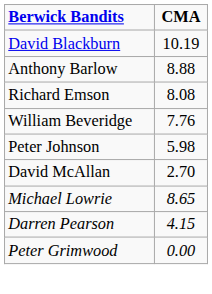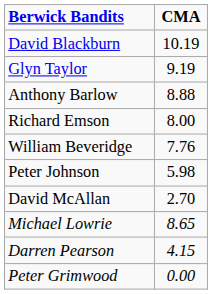+ row: (48, 69)
(181, 95) 8.08 -> (181, 120) 8.00
